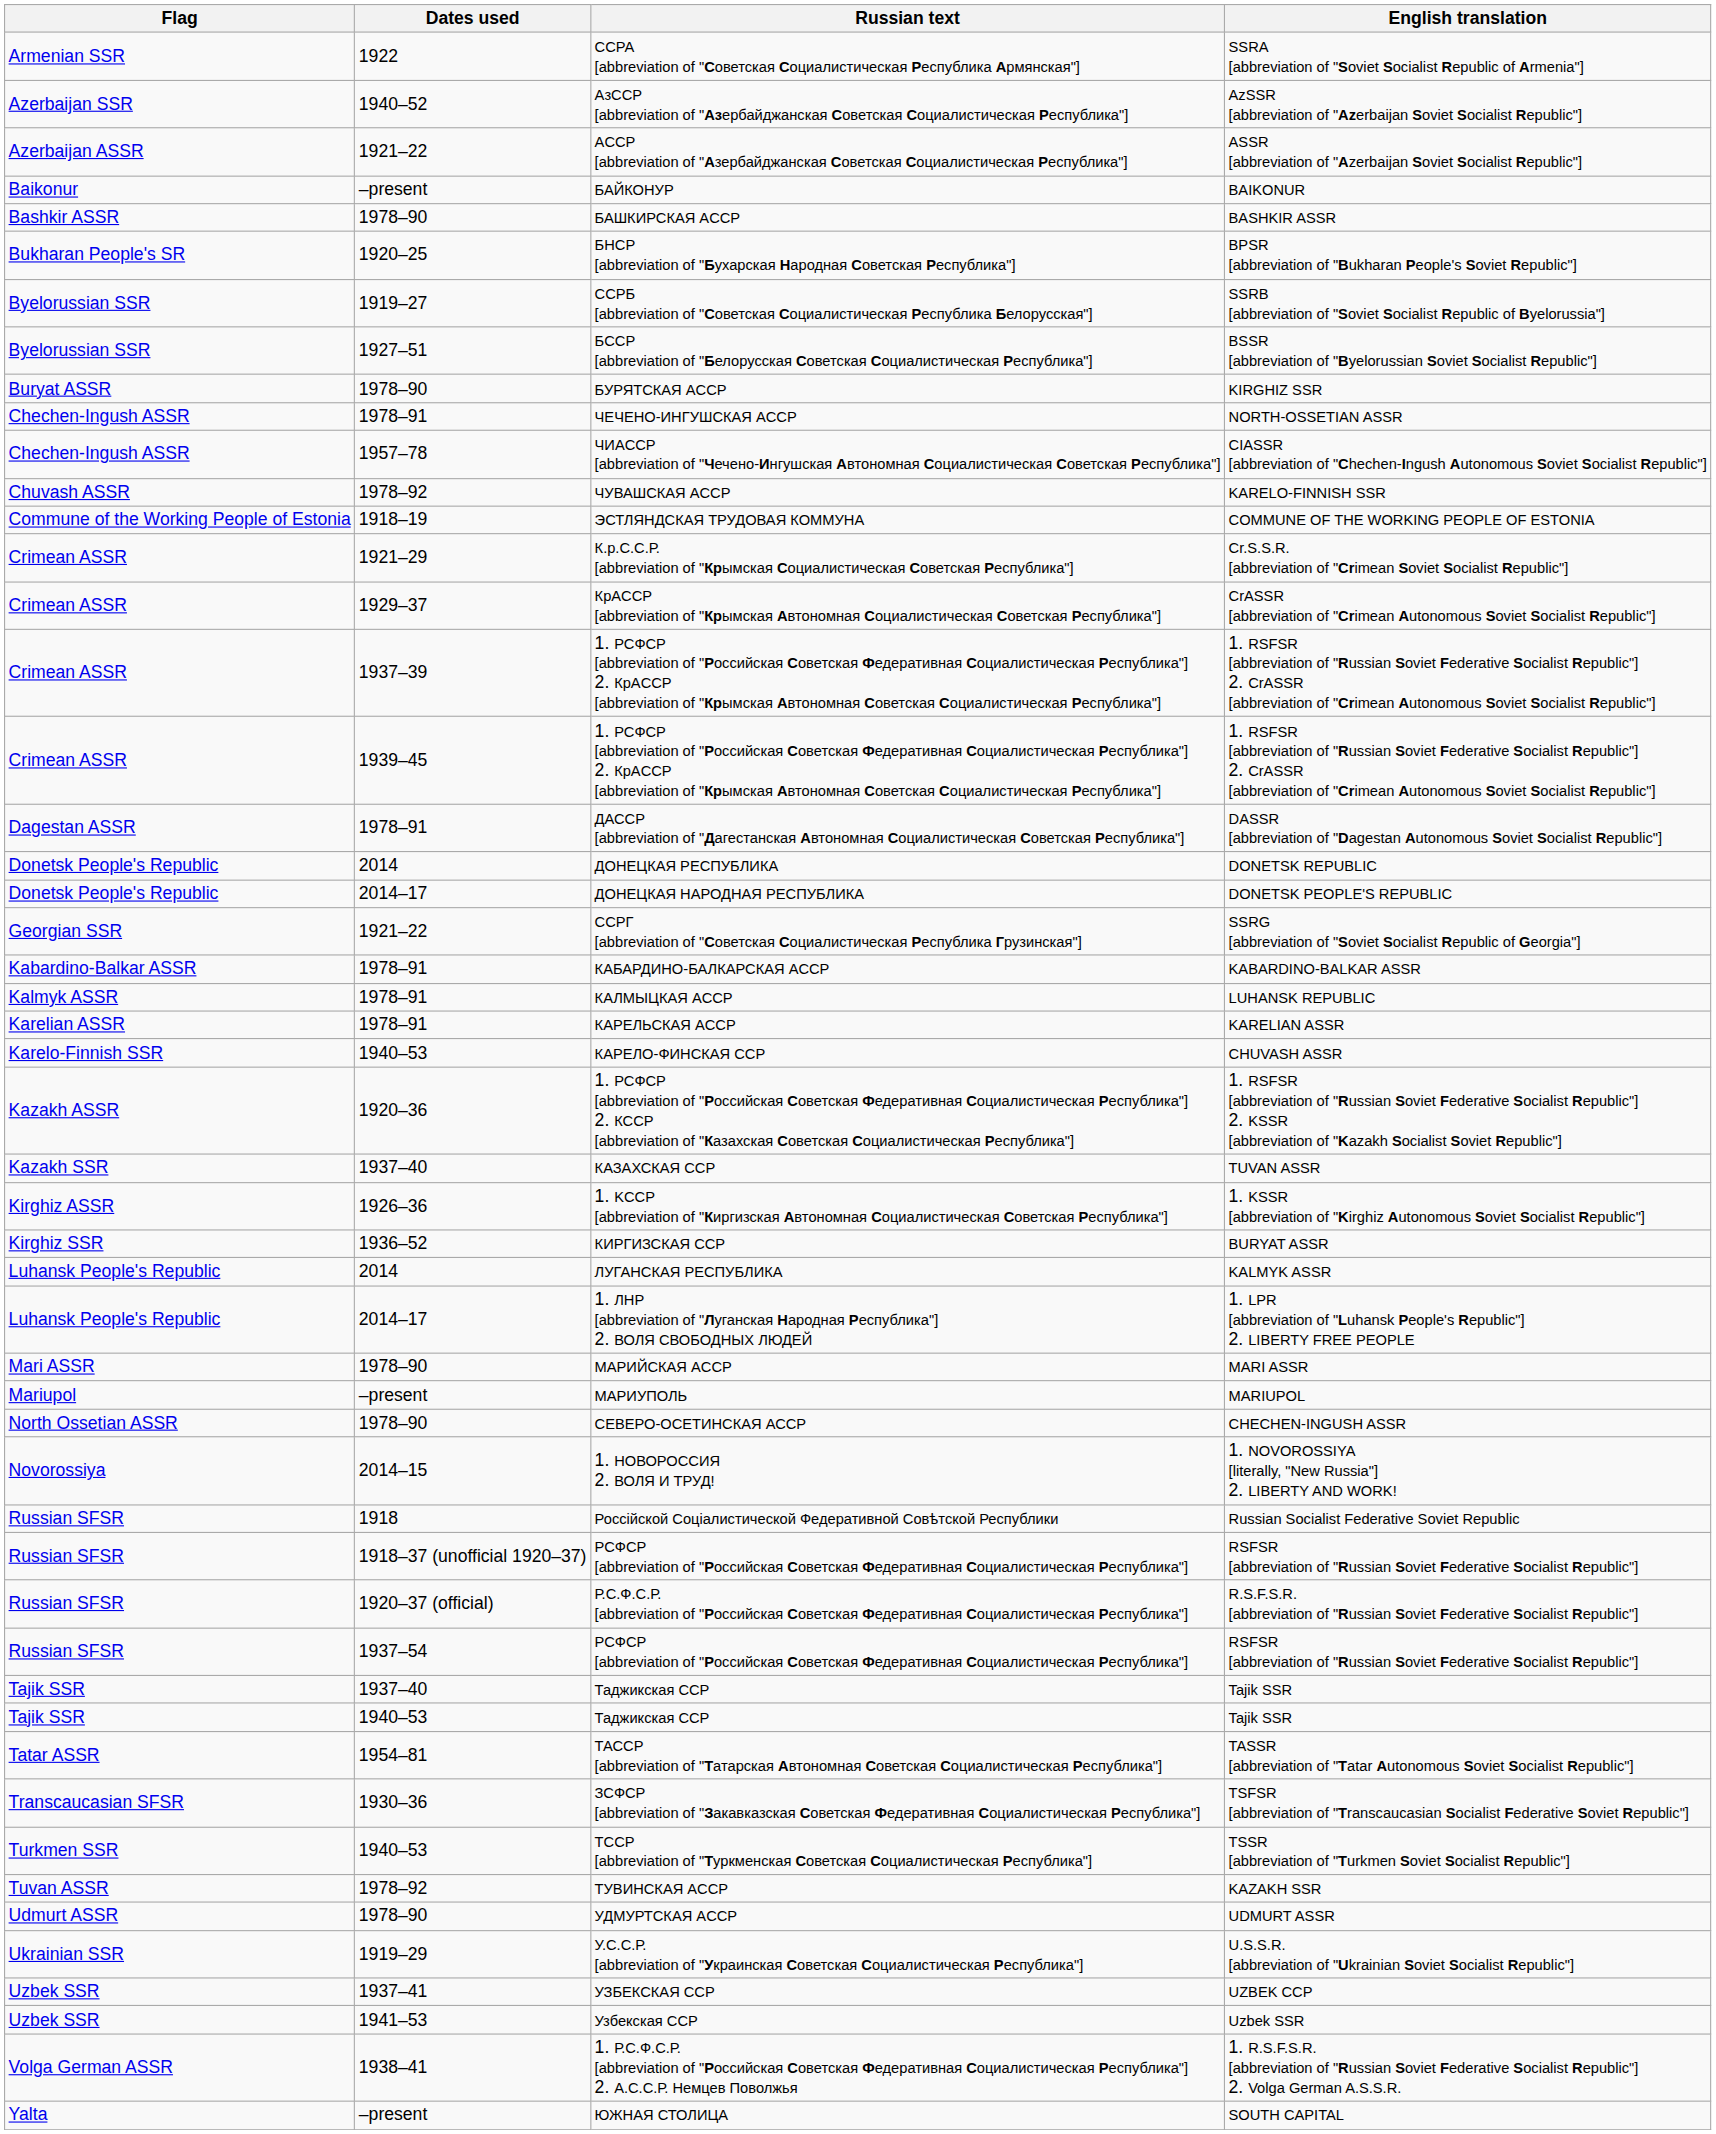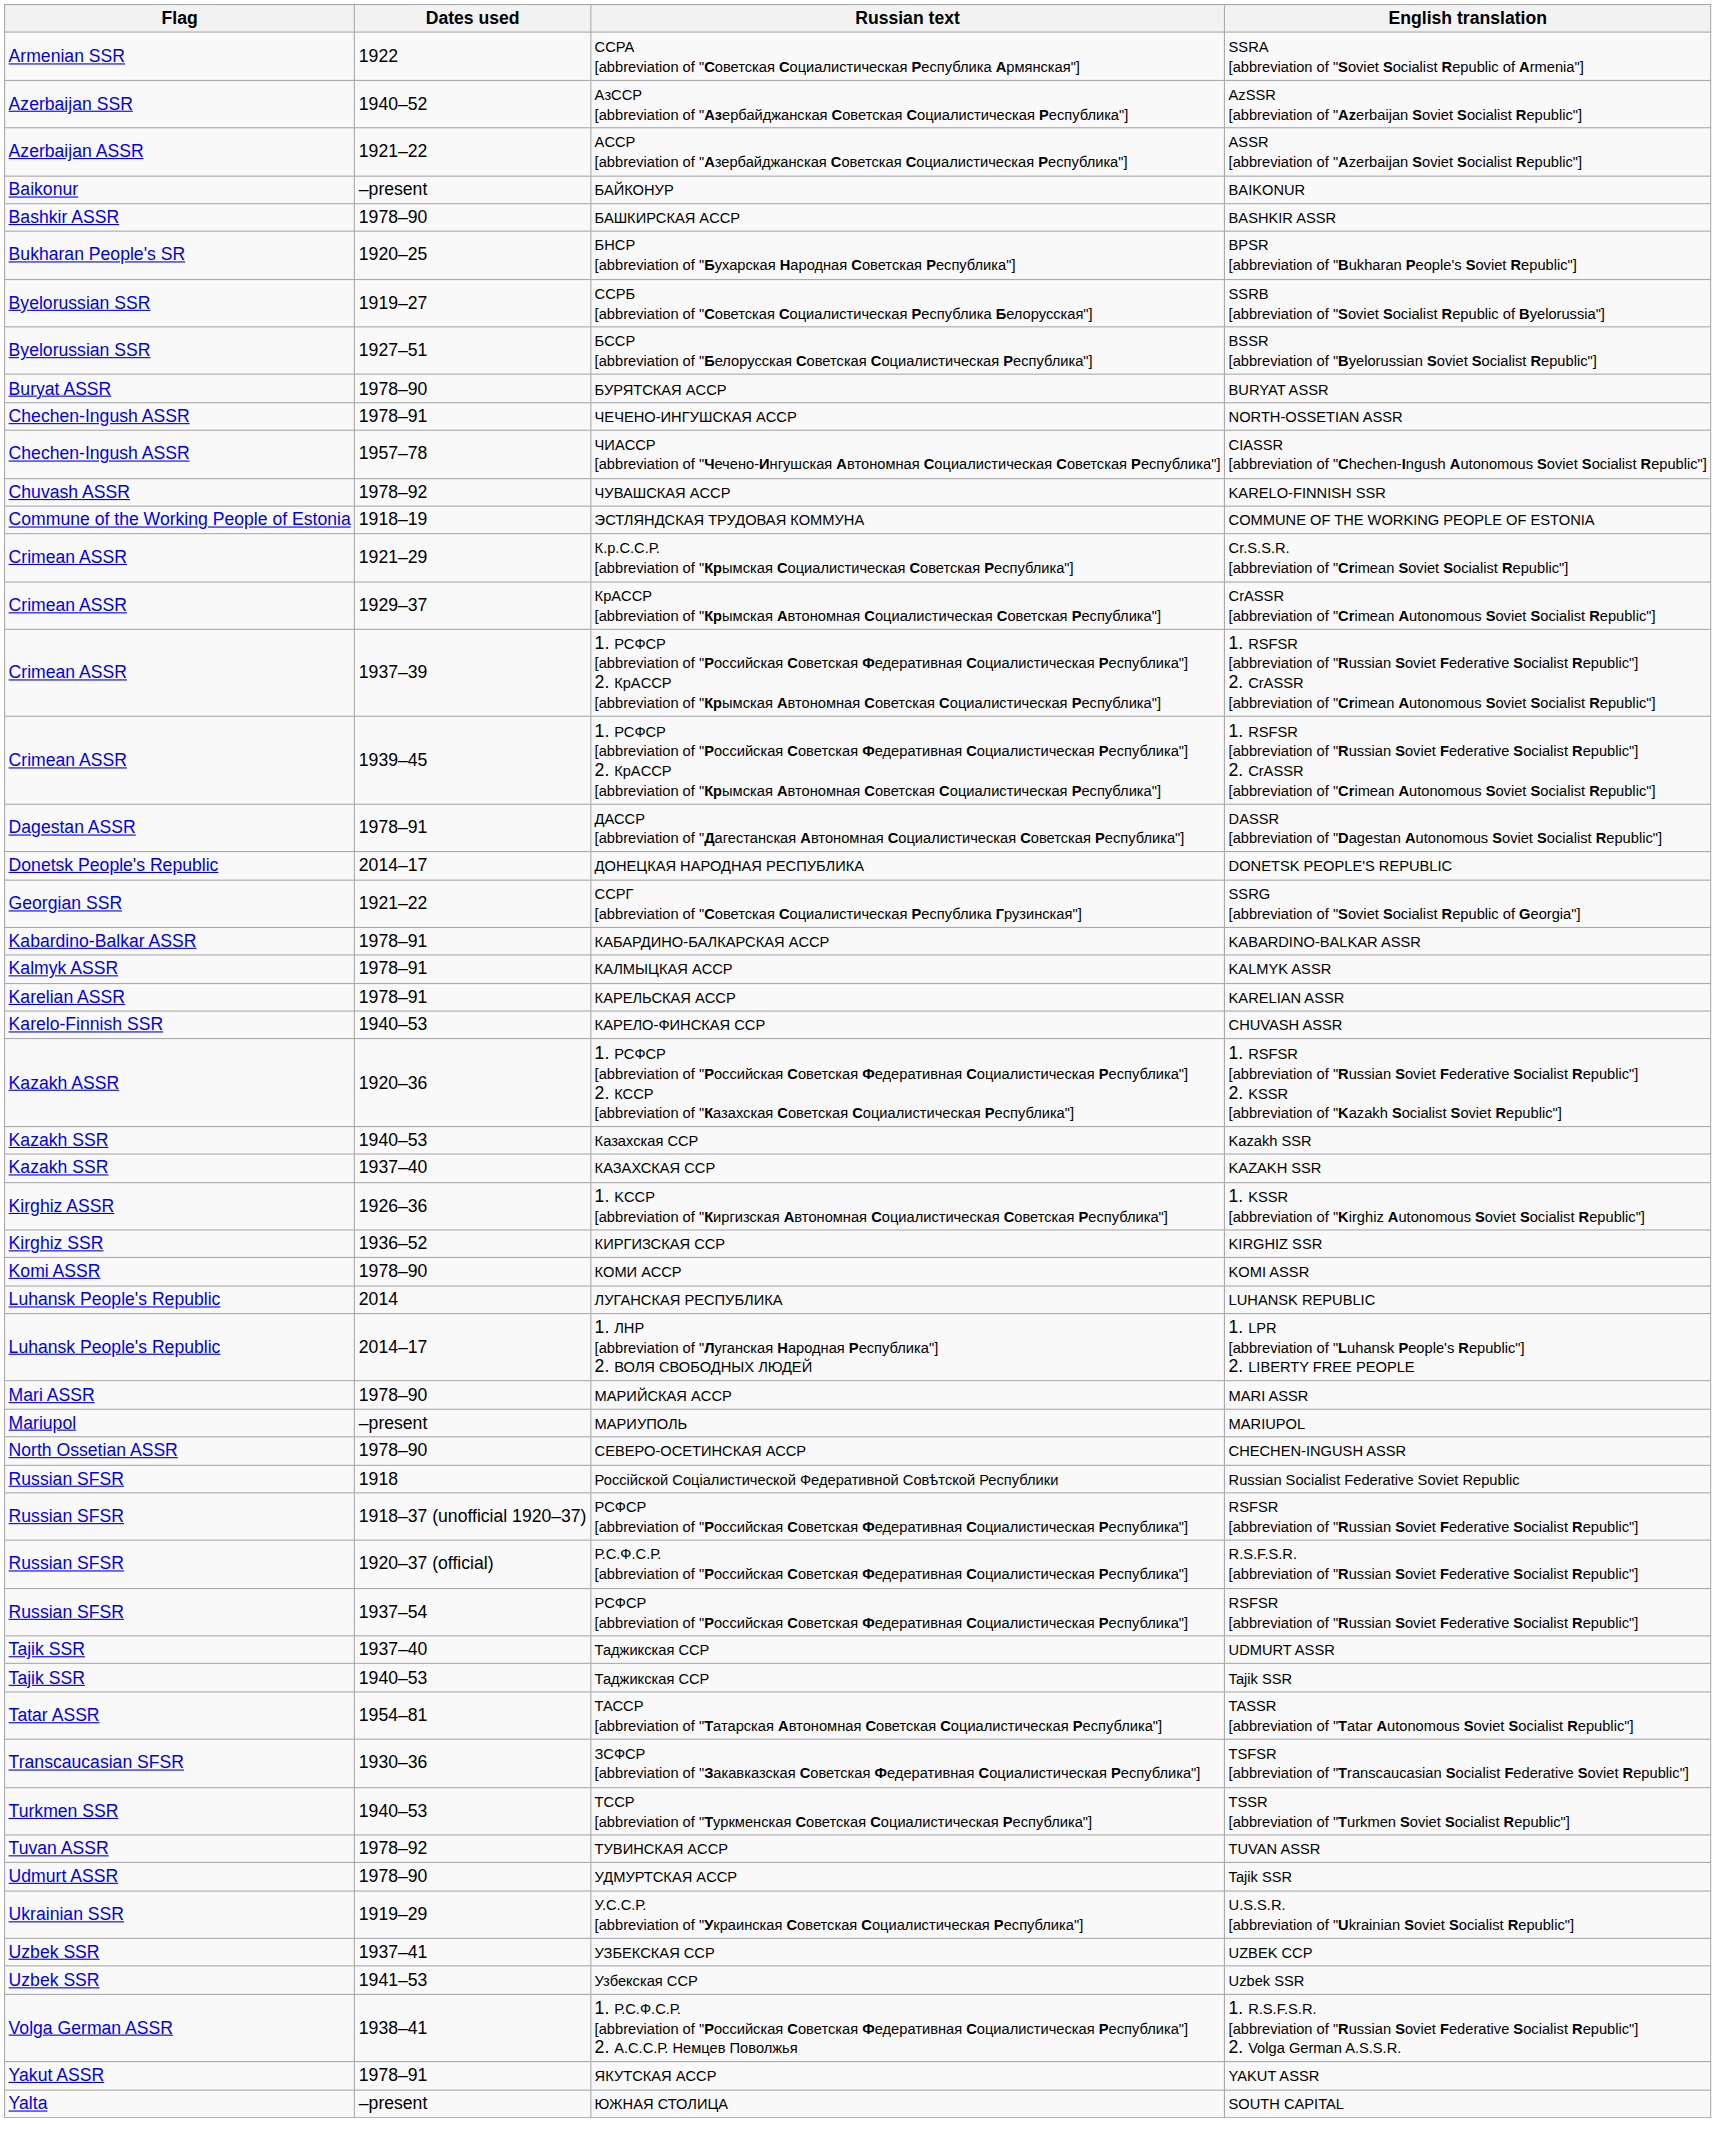(1275, 389) KIRGHIZ SSR -> (1279, 389) BURYAT ASSR
- row: (378, 865)
(1302, 998) LUHANSK REPUBLIC -> (1280, 970) KALMYK ASSR
+ row: (393, 1140)
(1274, 1169) TUVAN ASSR -> (1275, 1169) KAZAKH SSR
(1279, 1244) BURYAT ASSR -> (1275, 1244) KIRGHIZ SSR
+ row: (393, 1271)
(1280, 1272) KALMYK ASSR -> (1302, 1300) LUHANSK REPUBLIC
- row: (393, 1470)
(1260, 1690) Tajik SSR -> (1282, 1650) UDMURT ASSR
(1275, 1889) KAZAKH SSR -> (1274, 1849) TUVAN ASSR
(1282, 1917) UDMURT ASSR -> (1260, 1877) Tajik SSR
+ row: (393, 2075)
